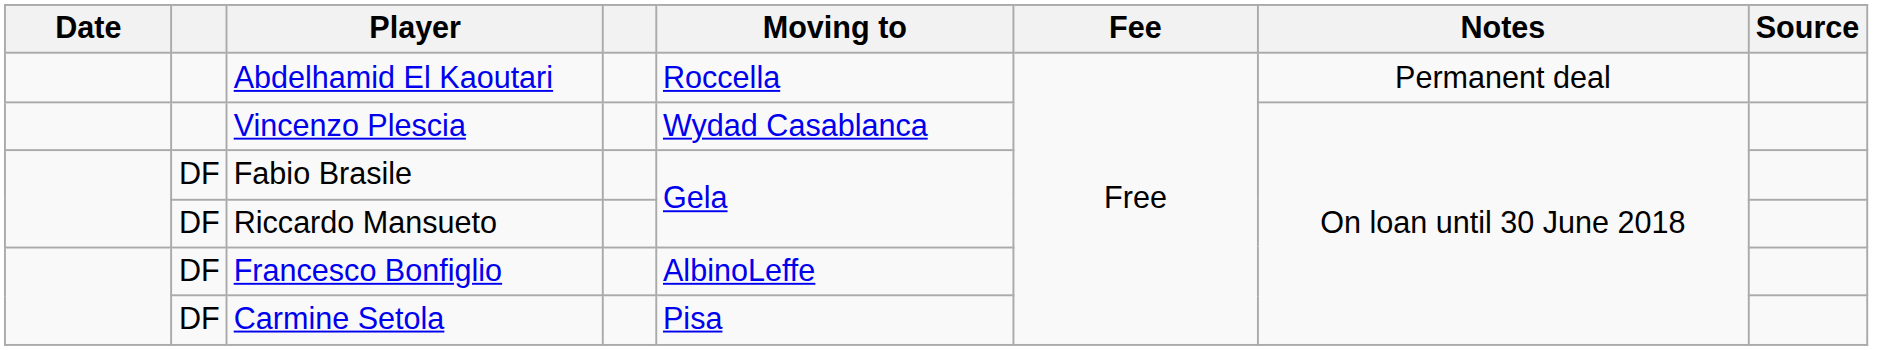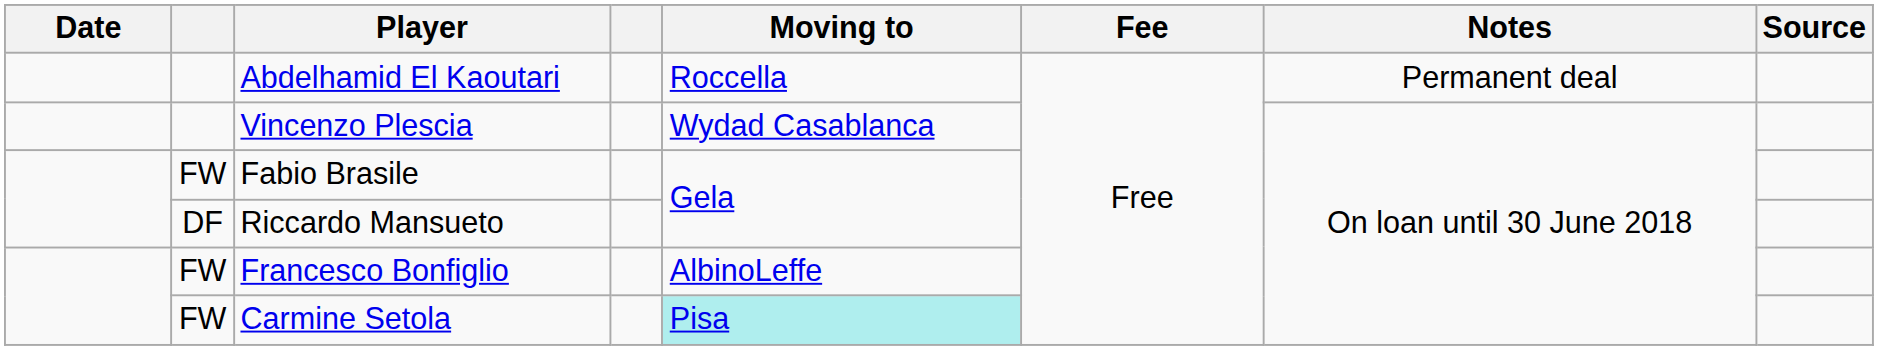(199, 174) DF -> (203, 174) FW
(199, 271) DF -> (203, 271) FW
(199, 319) DF -> (203, 319) FW
(693, 319) no background -> (699, 319) paleturquoise background
